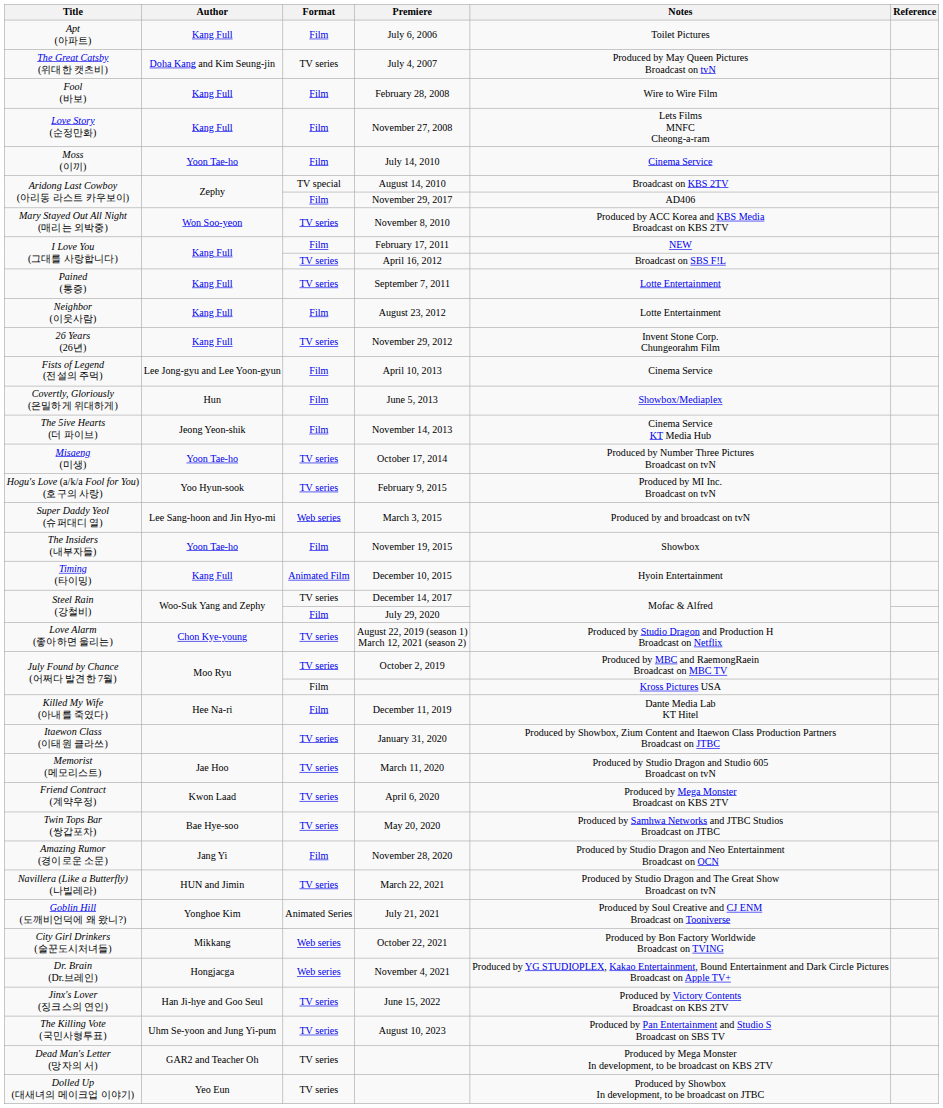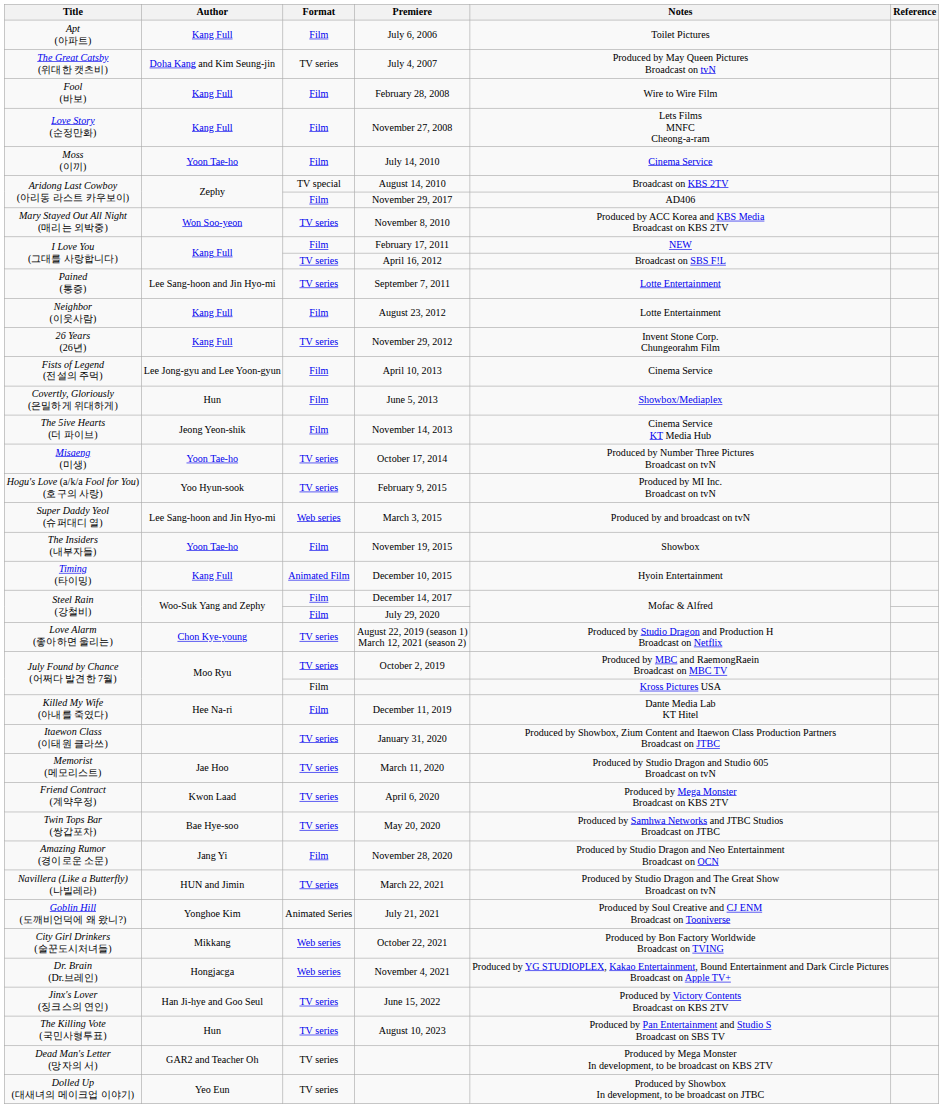(212, 283) Kang Full -> (212, 283) Lee Sang-hoon and Jin Hyo-mi
(319, 598) TV series -> (319, 598) Film
(212, 1031) Uhm Se-yoon and Jung Yi-pum -> (212, 1031) Hun
